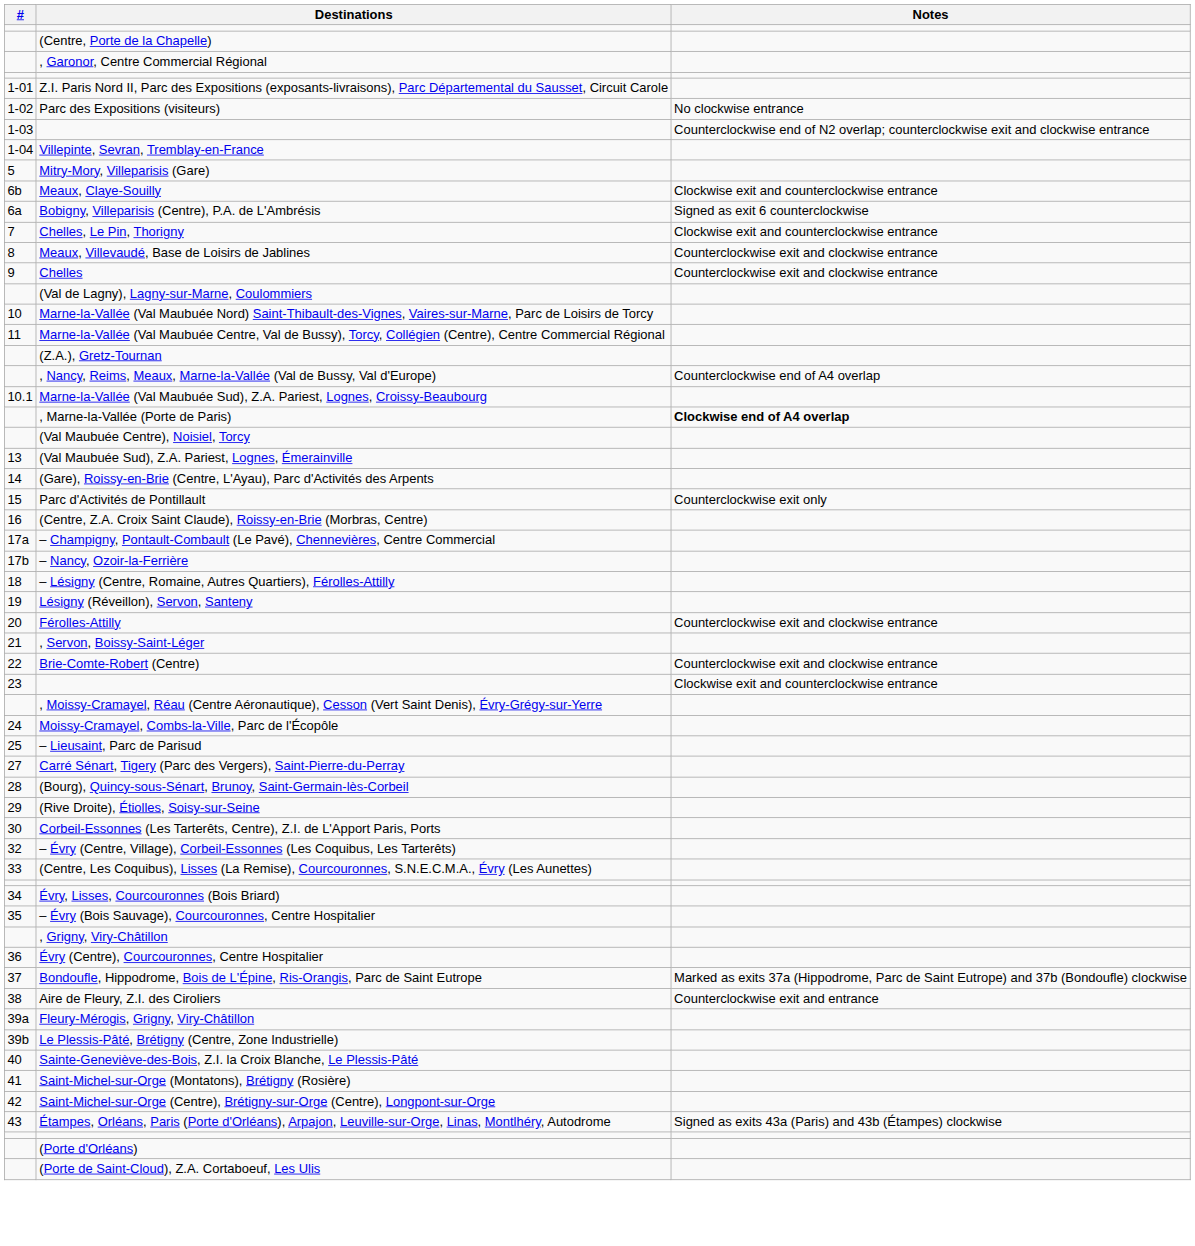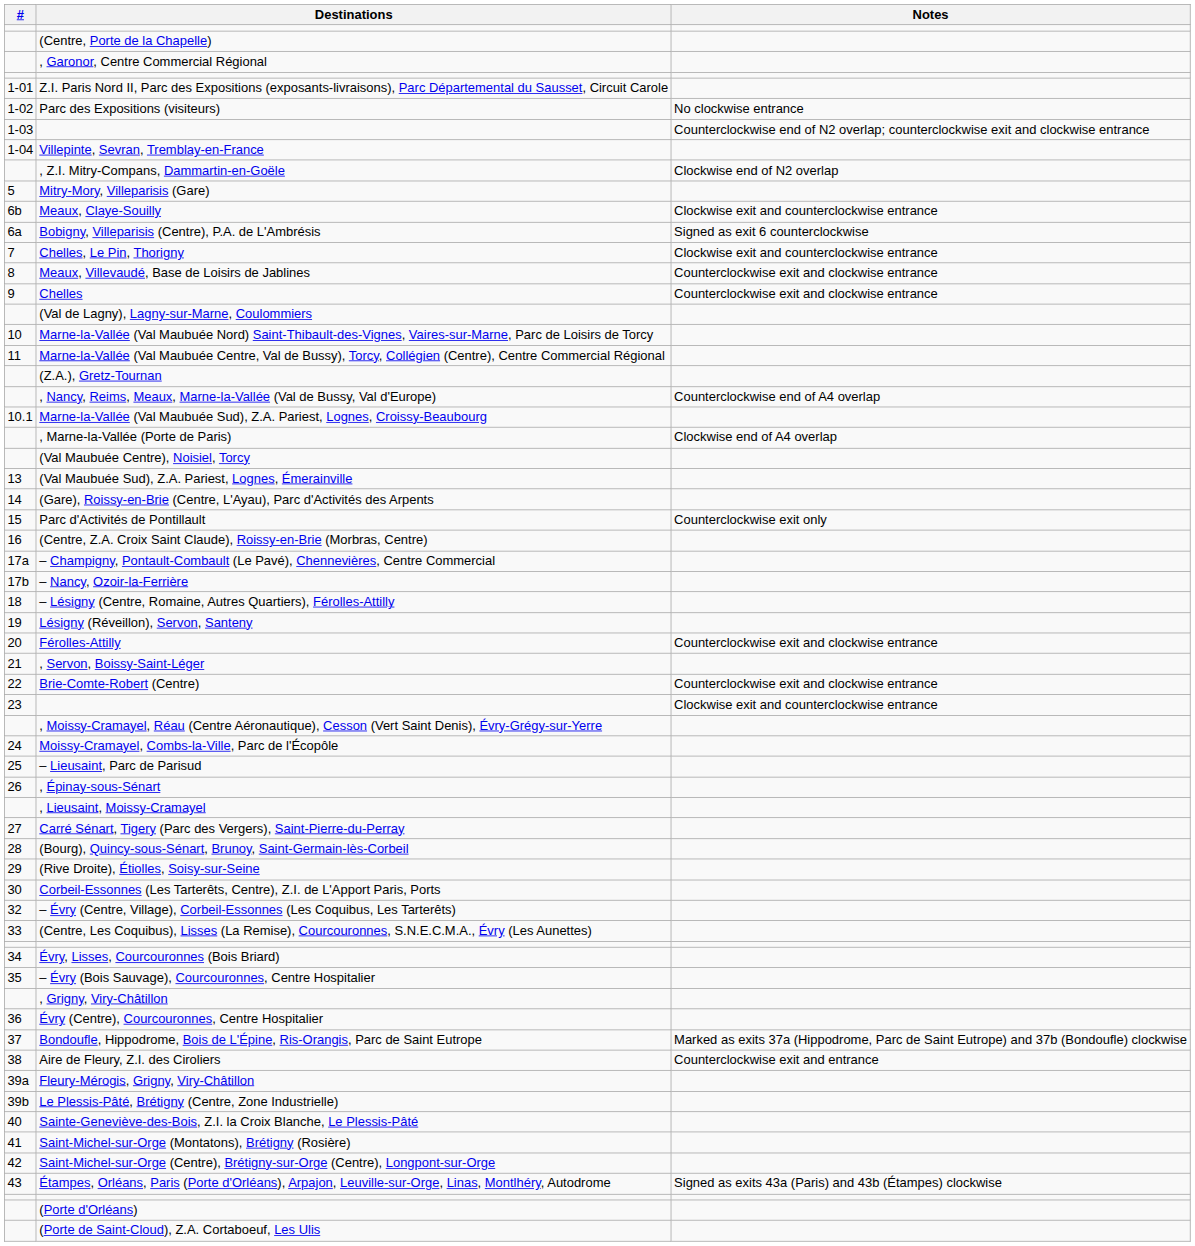+ row: (20, 171)
(762, 417) bold -> (756, 437) normal
+ row: (15, 787)
+ row: (20, 808)
